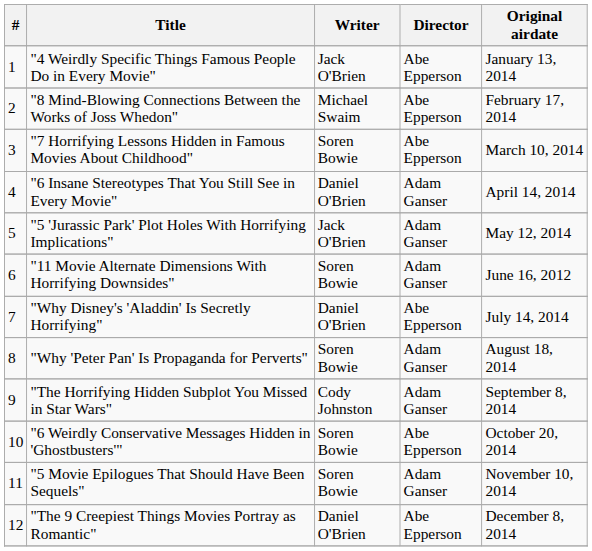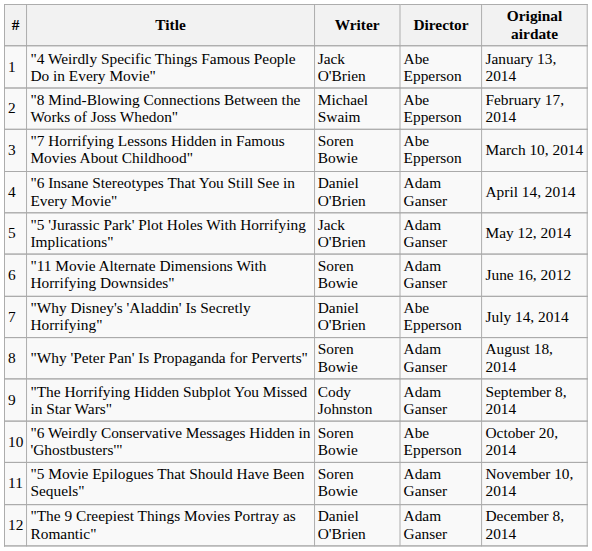(433, 524) Abe Epperson -> (425, 524) Adam Ganser
